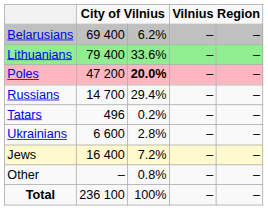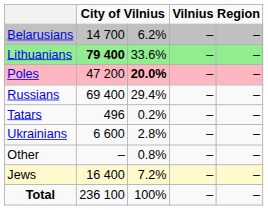(106, 34) 69 400 -> (106, 34) 14 700
(106, 54) normal -> (106, 54) bold
(106, 94) 14 700 -> (106, 94) 69 400
rows swapped: (22, 154) <-> (23, 174)
